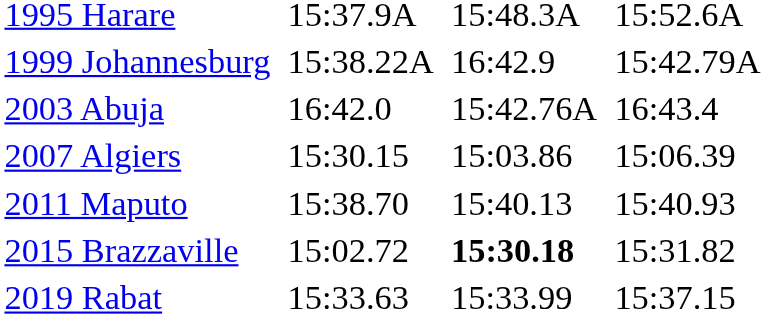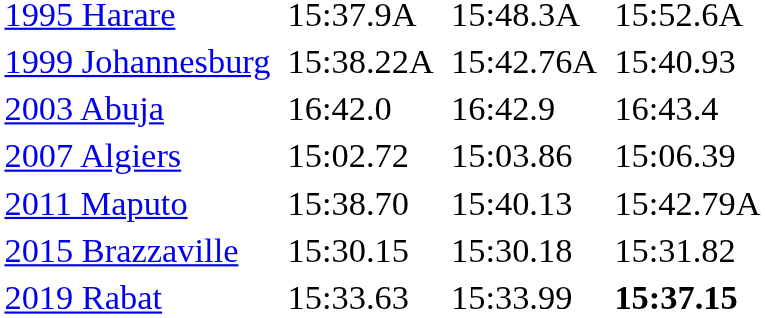(503, 61) 16:42.9 -> (524, 61) 15:42.76A
(688, 61) 15:42.79A -> (675, 61) 15:40.93
(524, 108) 15:42.76A -> (503, 108) 16:42.9
(348, 156) 15:30.15 -> (348, 156) 15:02.72
(675, 203) 15:40.93 -> (688, 203) 15:42.79A
(348, 250) 15:02.72 -> (348, 250) 15:30.15
(513, 250) bold -> (512, 250) normal
(675, 298) normal -> (676, 298) bold
